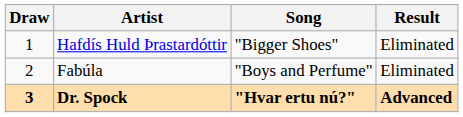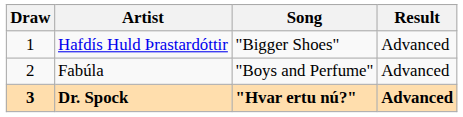(417, 44) Eliminated -> (415, 44) Advanced
(417, 71) Eliminated -> (415, 71) Advanced
